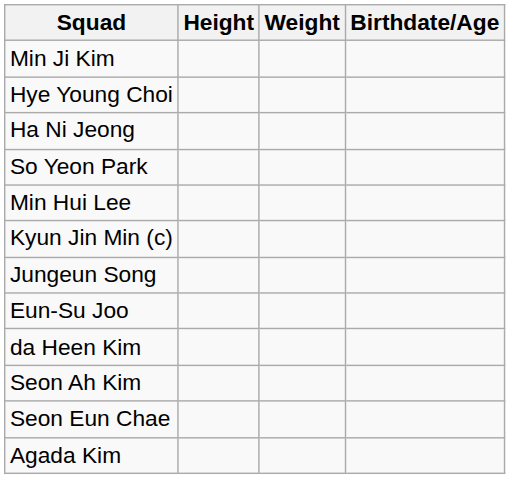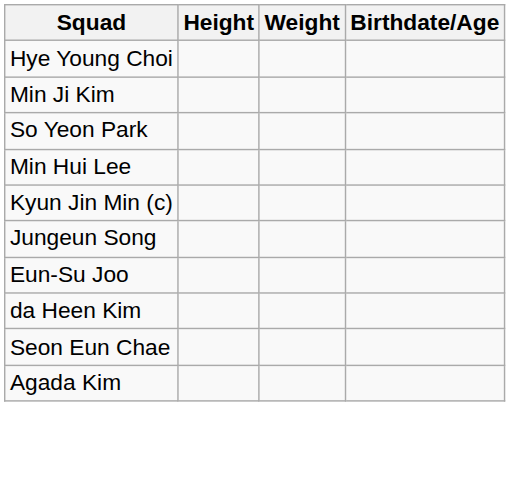rows swapped: (91, 94) <-> (62, 58)
- row: (72, 130)
- row: (76, 382)
